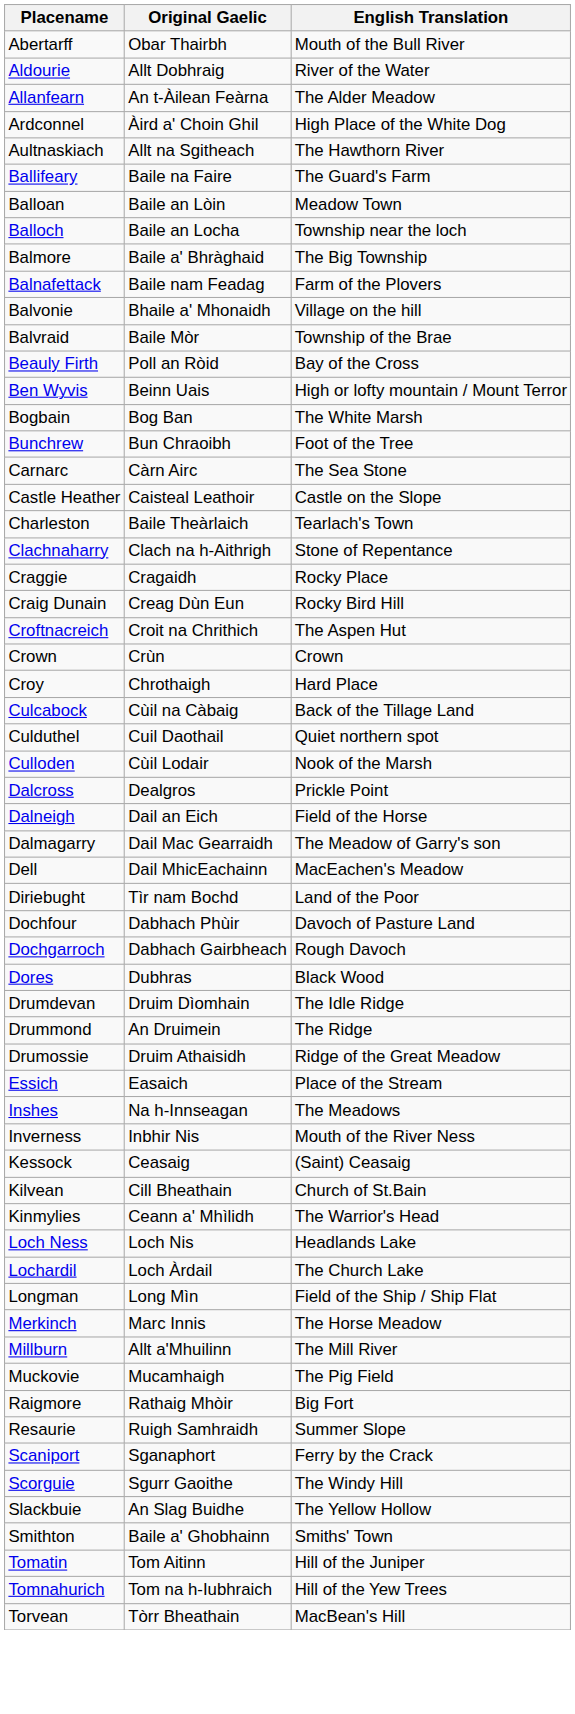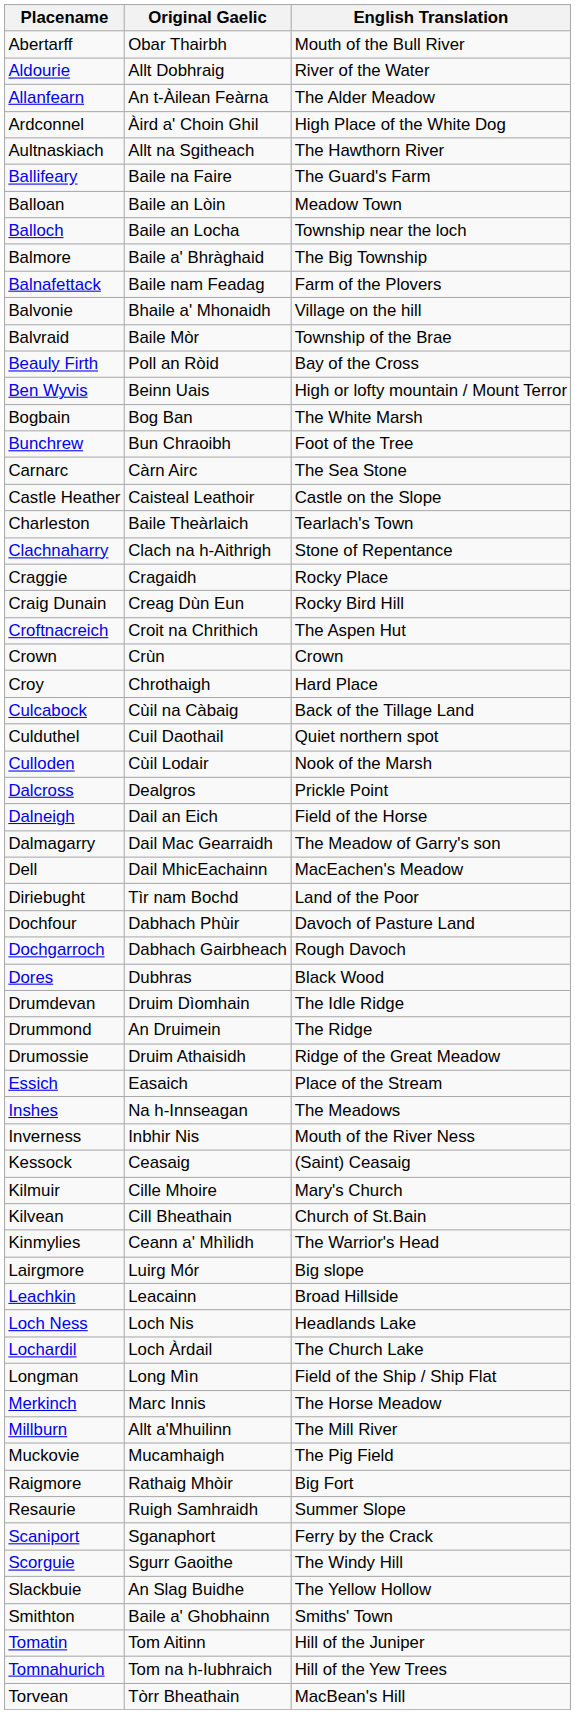+ row: (34, 1190)
+ row: (46, 1270)
+ row: (42, 1296)
